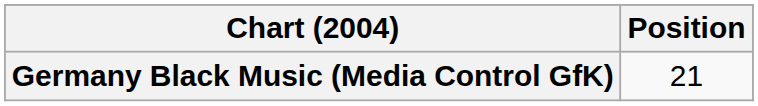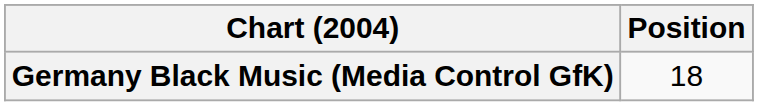(686, 75) 21 -> (686, 75) 18
